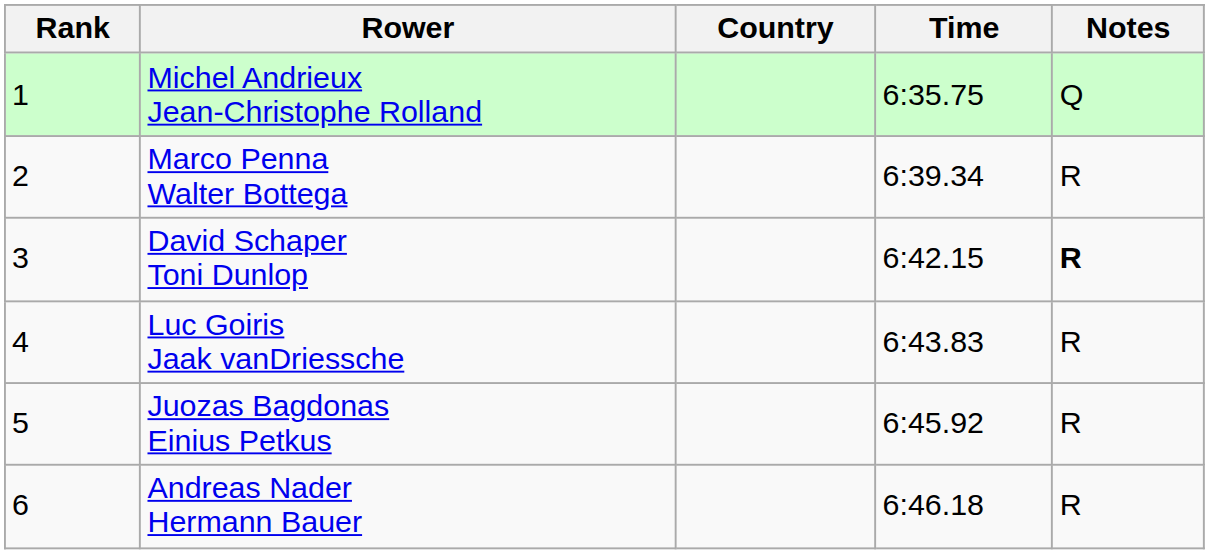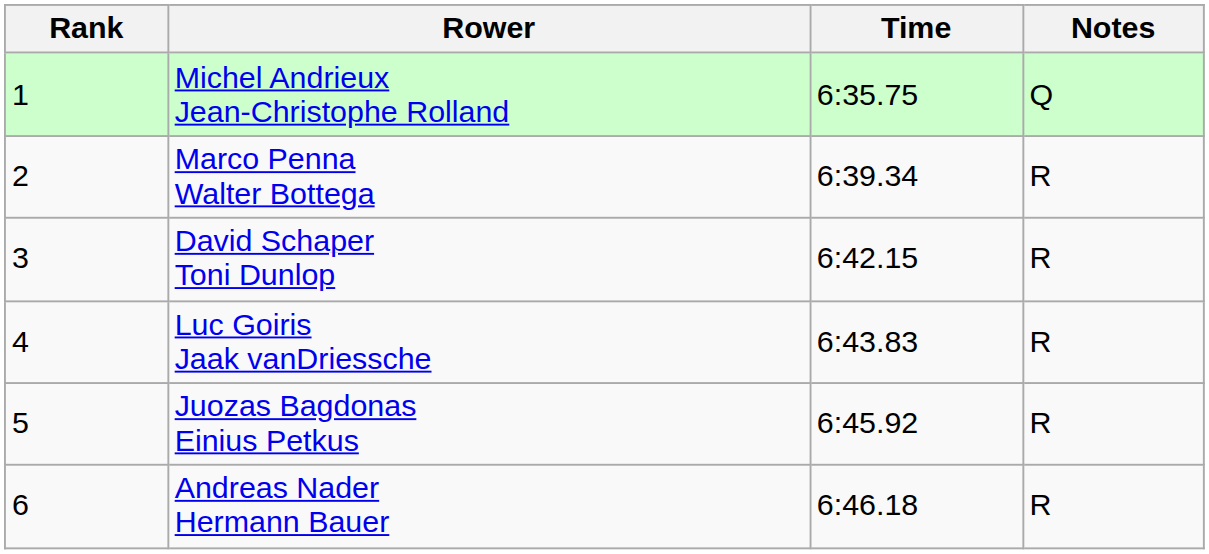- column: (775, 28)
(1071, 258) bold -> (1040, 258) normal
